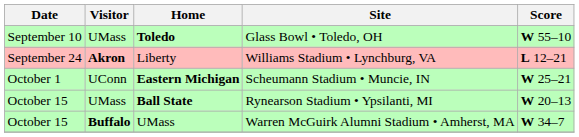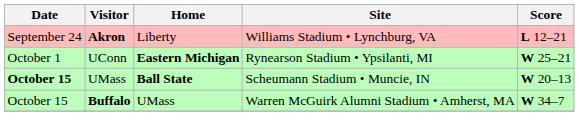- row: (156, 36)
(338, 79) Scheumann Stadium • Muncie, IN -> (339, 57) Rynearson Stadium • Ypsilanti, MI
(38, 100) normal -> (39, 79) bold
(339, 100) Rynearson Stadium • Ypsilanti, MI -> (338, 79) Scheumann Stadium • Muncie, IN
